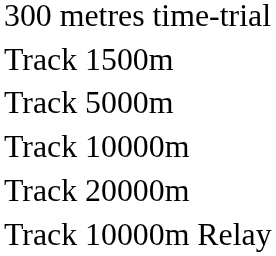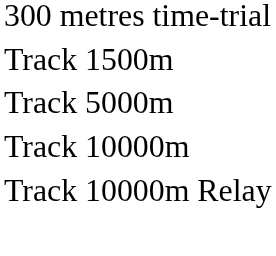- row: (97, 190)
